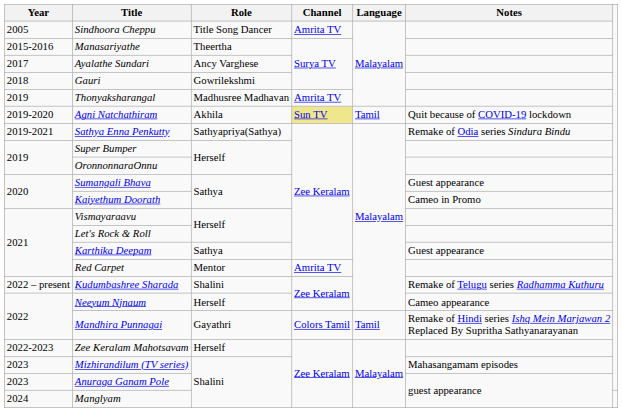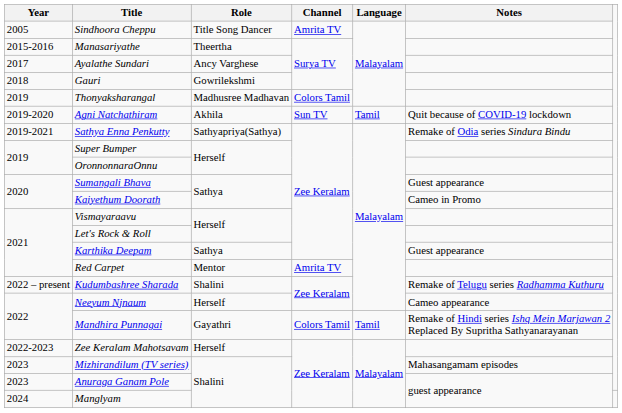(318, 98) Amrita TV -> (322, 98) Colors Tamil
(311, 115) khaki background -> (311, 115) no background
